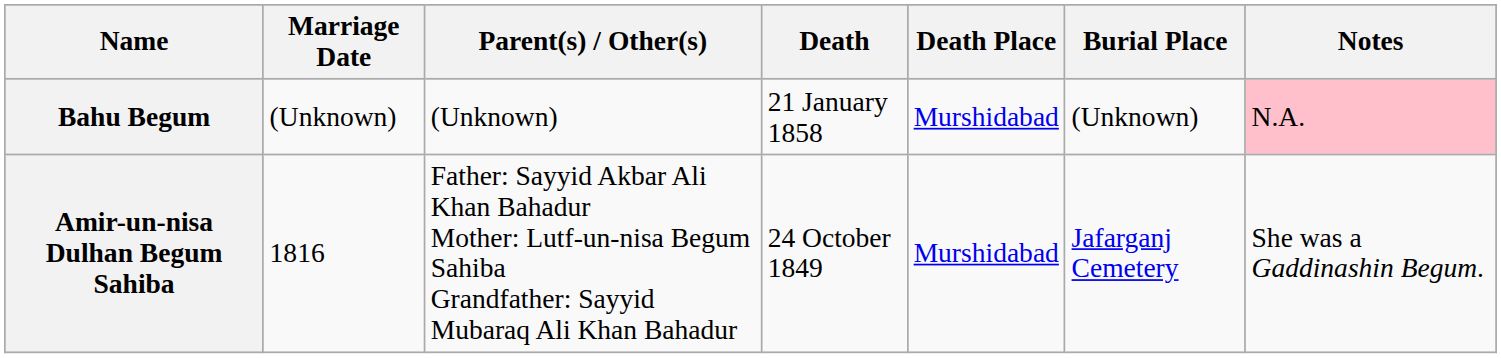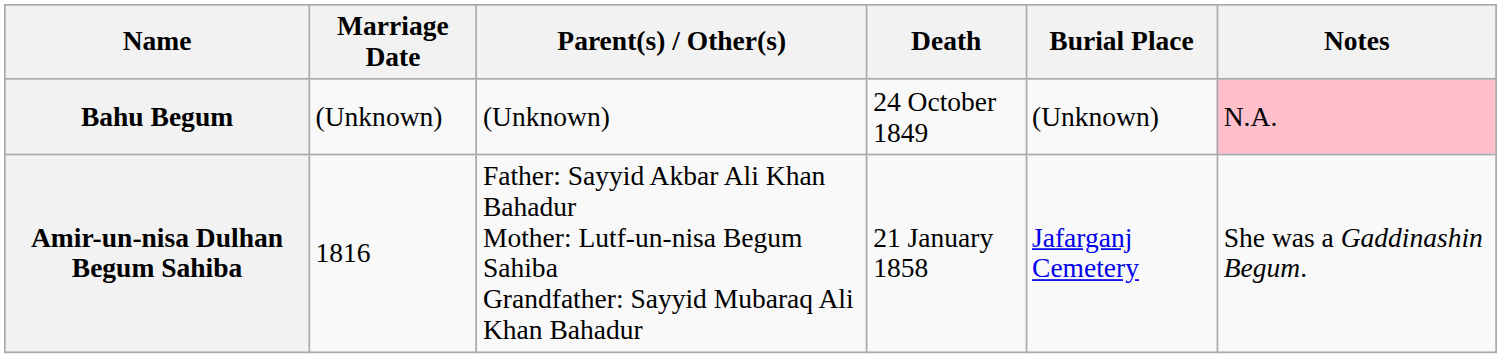- column: (986, 41)
(828, 116) 21 January 1858 -> (935, 116) 24 October 1849
(829, 252) 24 October 1849 -> (933, 252) 21 January 1858
